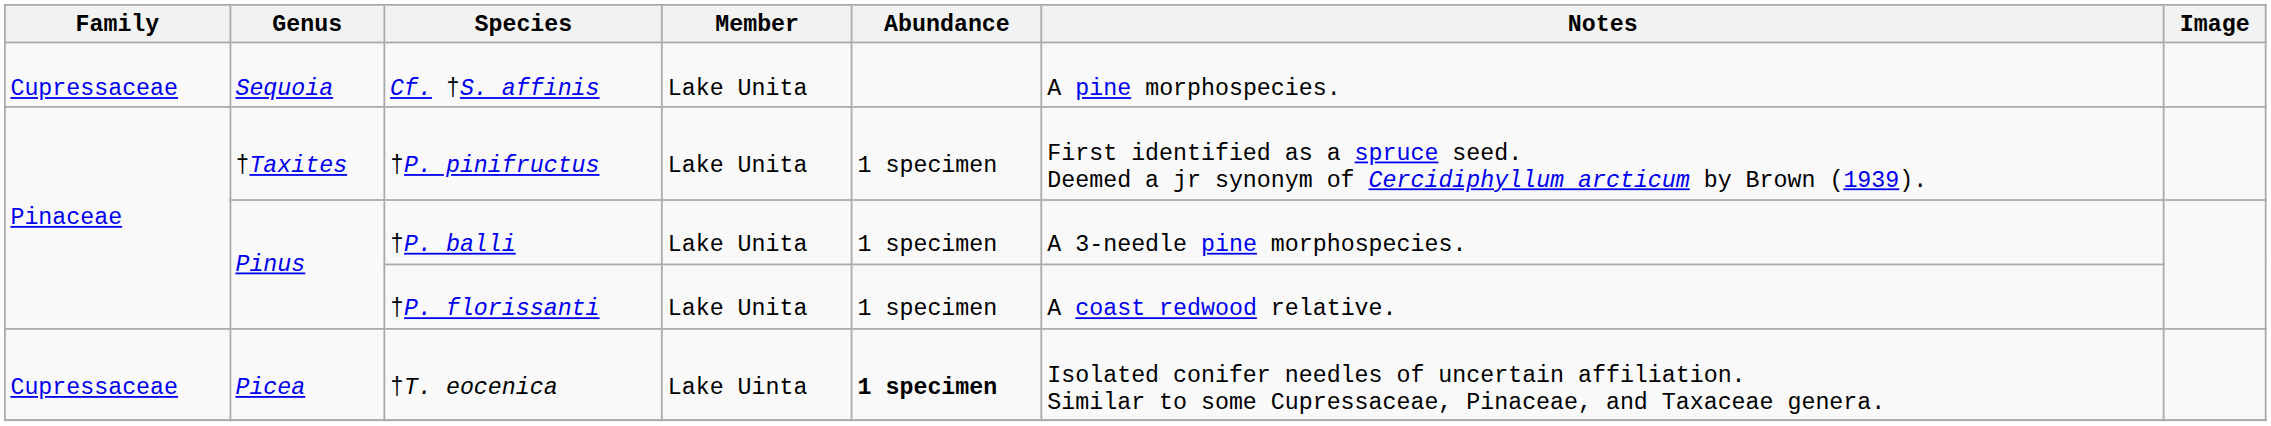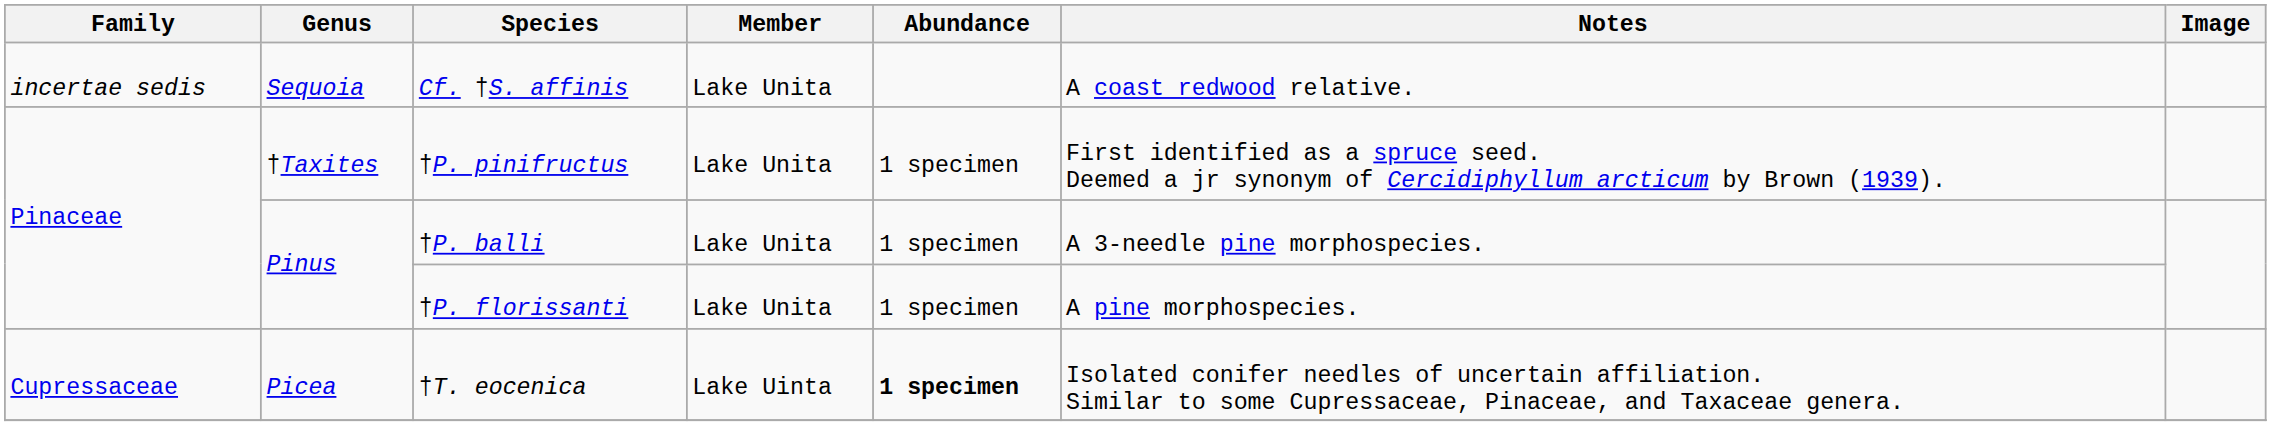(94, 89) Cupressaceae -> (108, 89) incertae sedis
(1194, 89) A pine morphospecies. -> (1241, 89) A coast redwood relative.
(1222, 310) A coast redwood relative. -> (1213, 310) A pine morphospecies.
